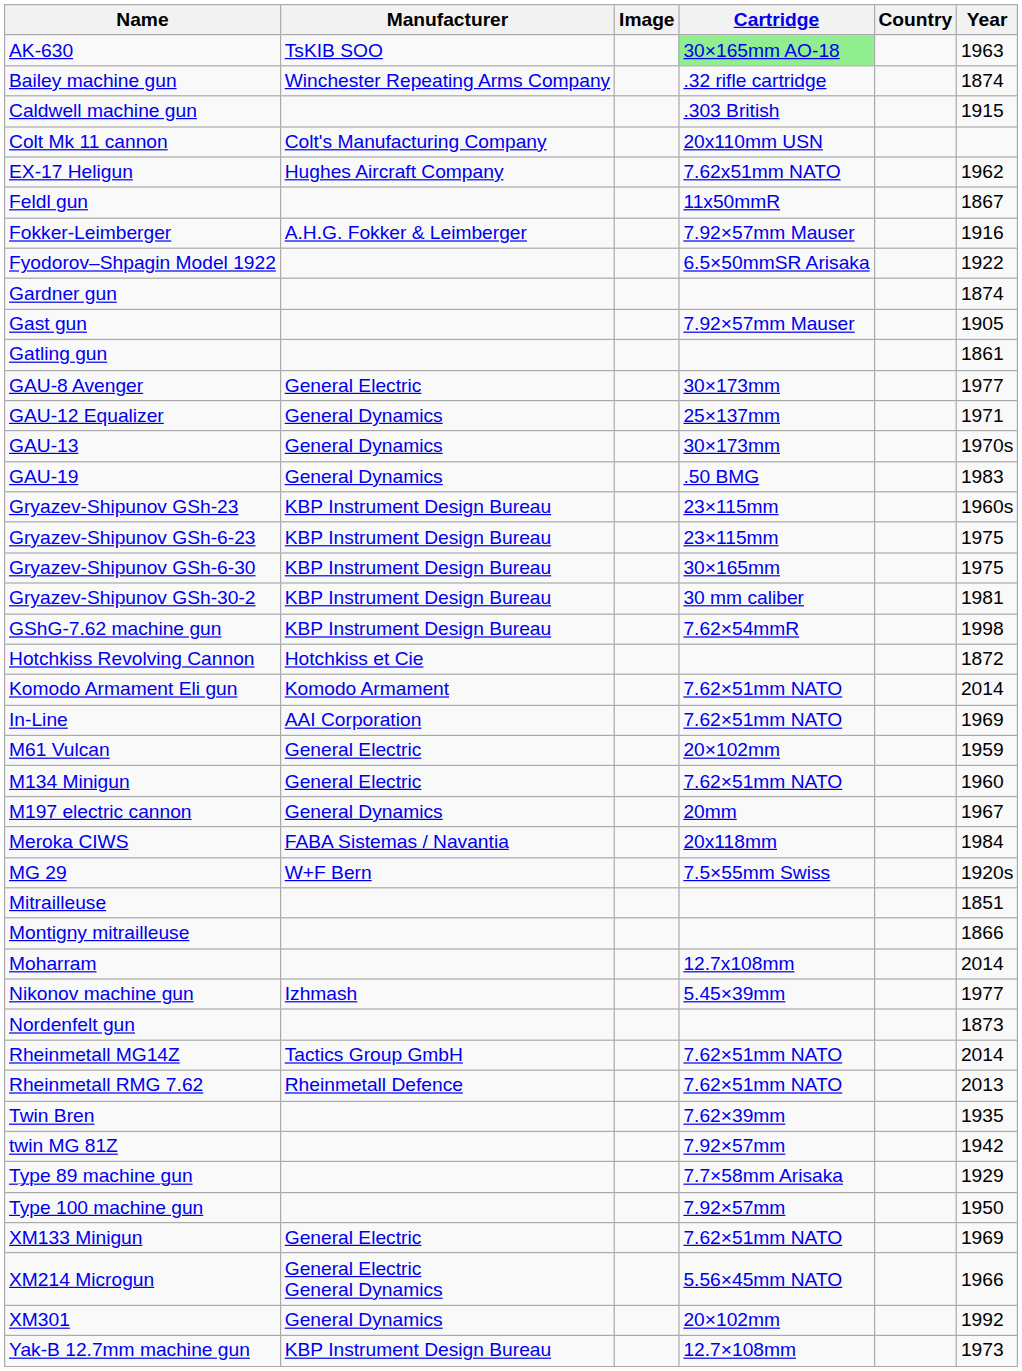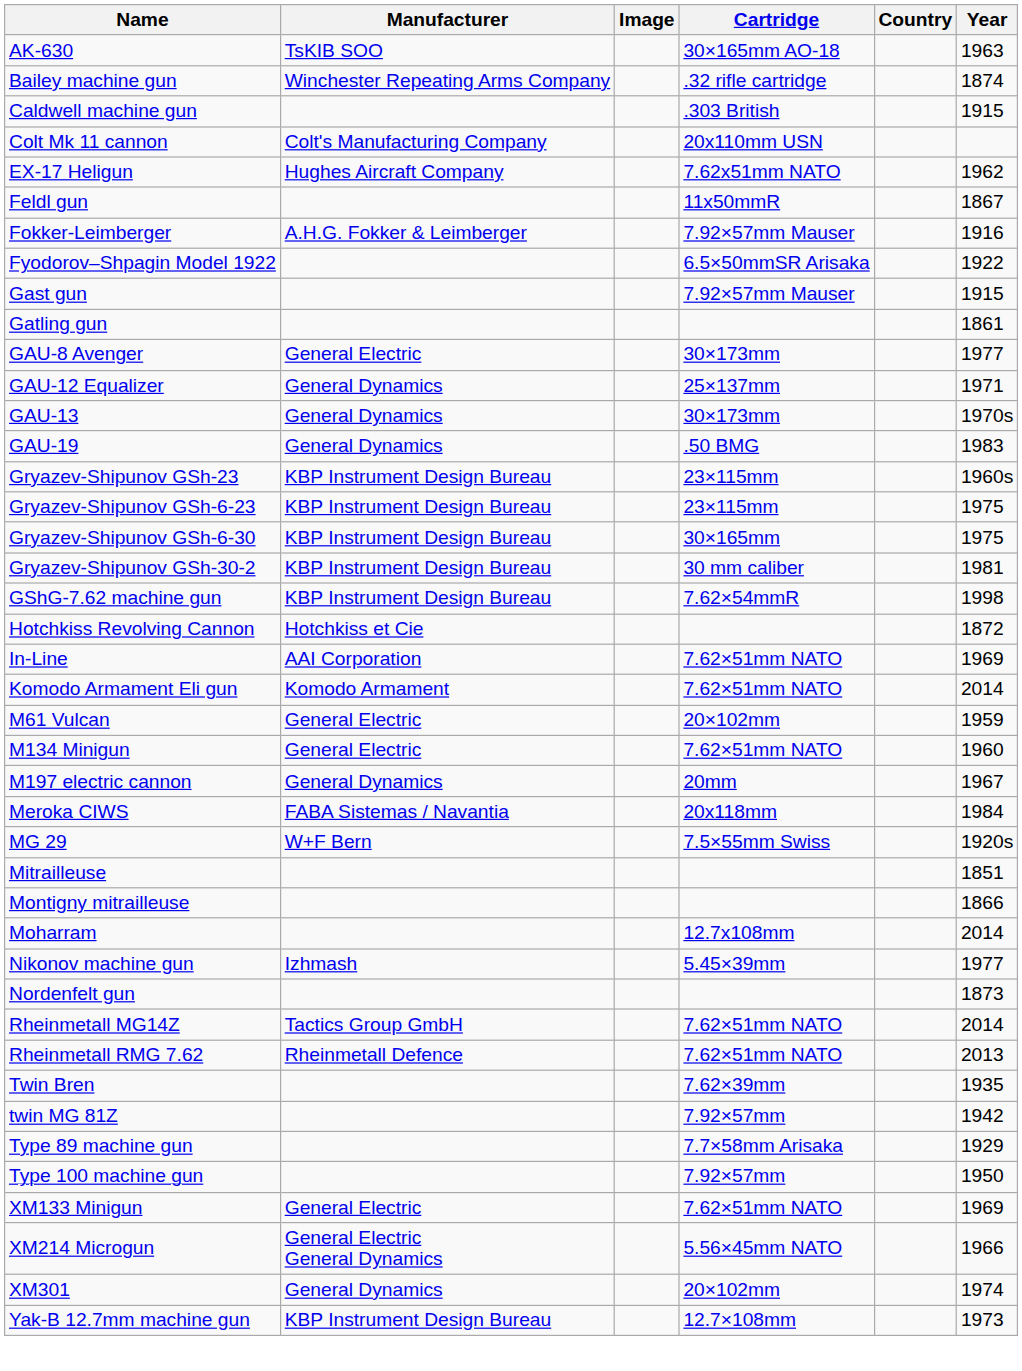(762, 50) lightgreen background -> (762, 50) no background
- row: (63, 293)
(982, 324) 1905 -> (982, 293) 1915
rows swapped: (38, 720) <-> (123, 689)
(982, 1320) 1992 -> (982, 1289) 1974
